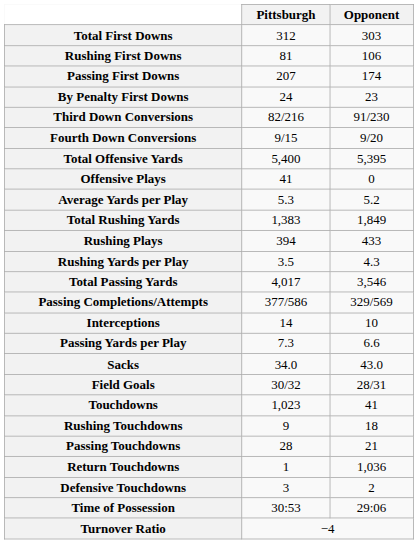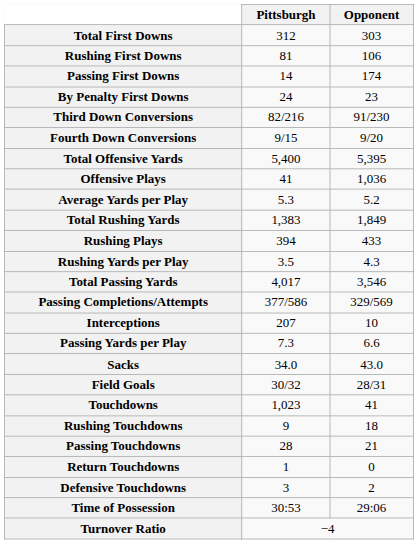(286, 76) 207 -> (286, 76) 14
(372, 179) 0 -> (372, 179) 1,036
(286, 323) 14 -> (286, 323) 207
(372, 466) 1,036 -> (372, 466) 0
